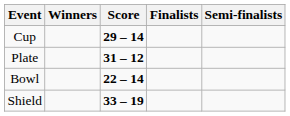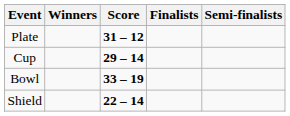rows swapped: (25, 36) <-> (25, 57)
(123, 79) 22 – 14 -> (123, 79) 33 – 19
(123, 100) 33 – 19 -> (123, 100) 22 – 14
